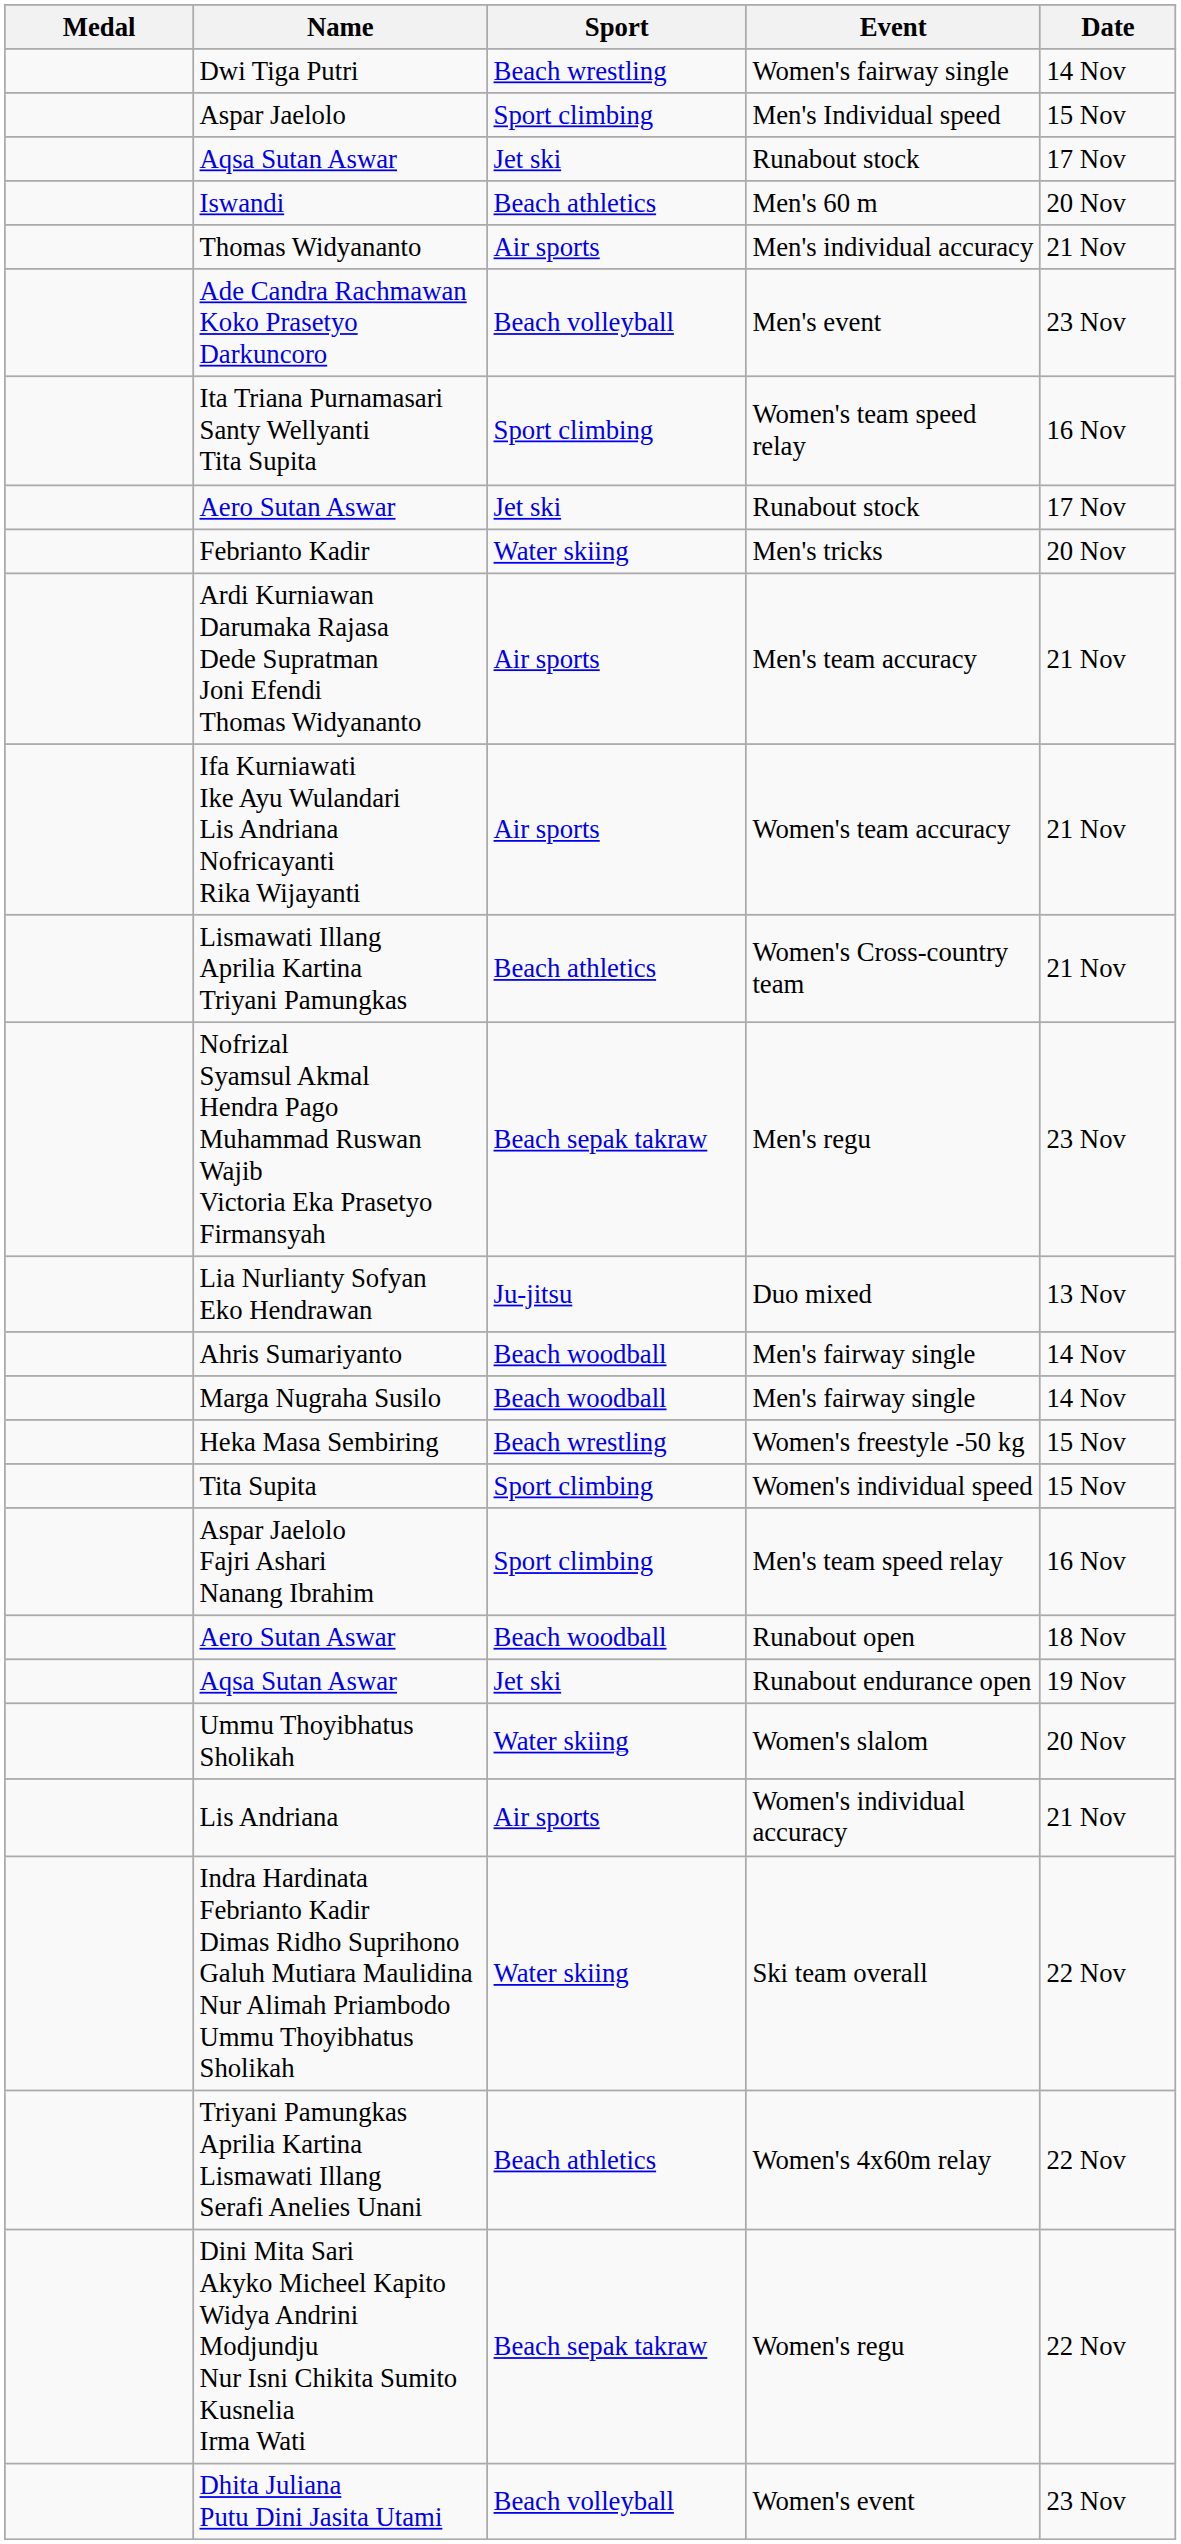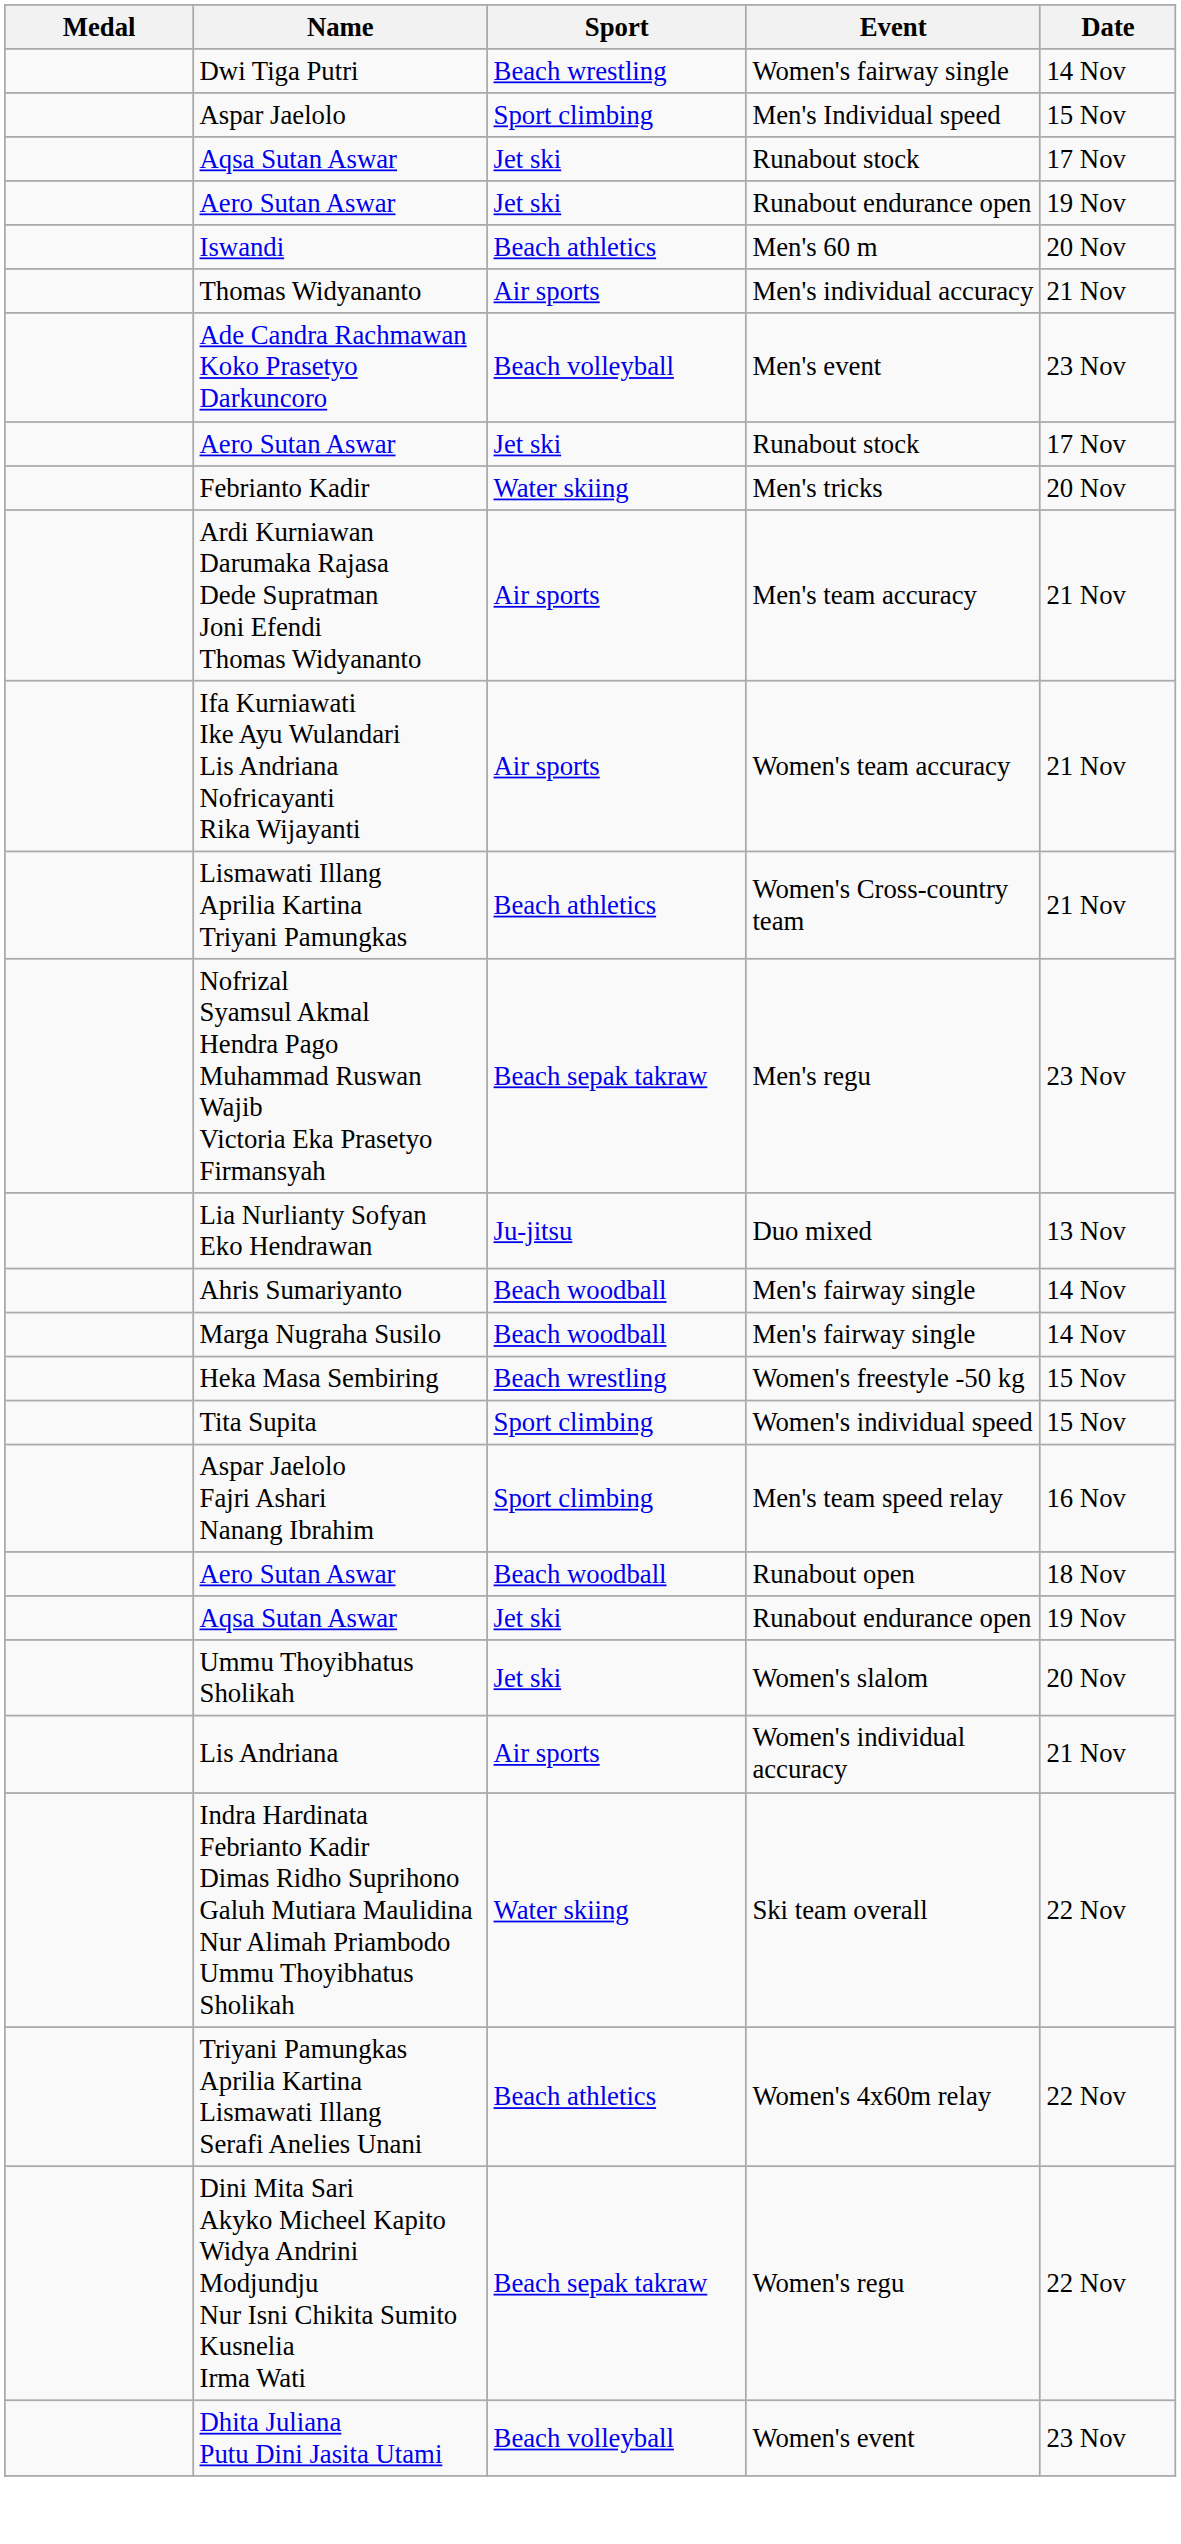+ row: (298, 203)
- row: (321, 430)
(561, 1741) Water skiing -> (527, 1678) Jet ski
